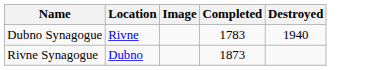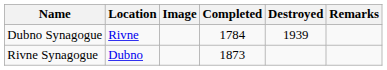+ column: (354, 14)
(232, 34) 1783 -> (232, 34) 1784
(296, 34) 1940 -> (296, 34) 1939
